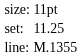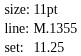rows swapped: (14, 28) <-> (17, 47)
